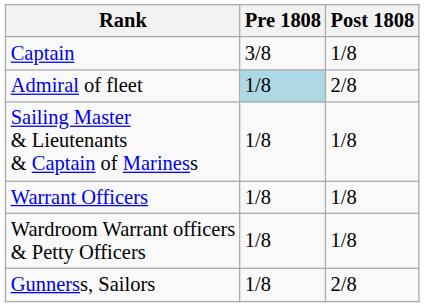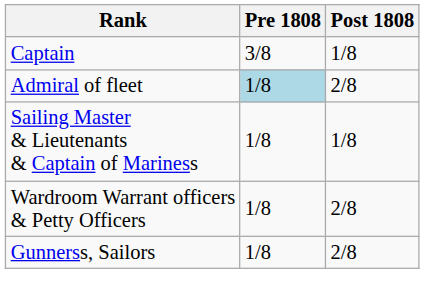- row: (79, 196)
(344, 240) 1/8 -> (344, 208) 2/8
